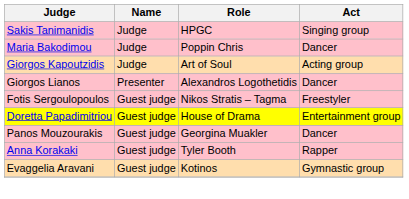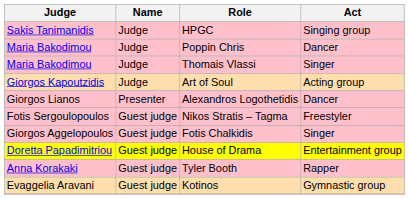+ row: (219, 64)
+ row: (217, 133)
- row: (224, 133)
